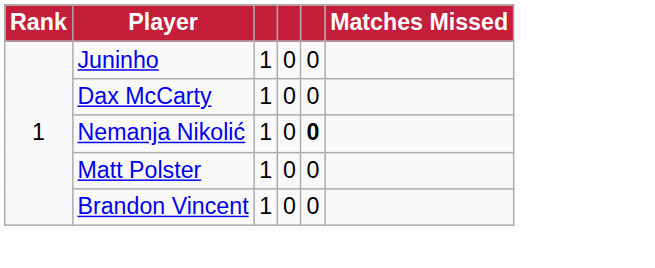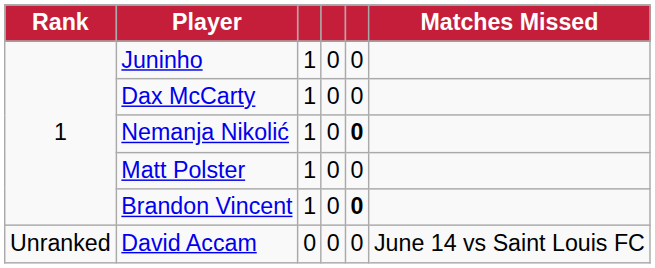(313, 206) normal -> (357, 206) bold
+ row: (189, 243)
